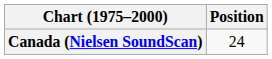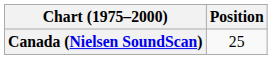(237, 41) 24 -> (237, 41) 25
